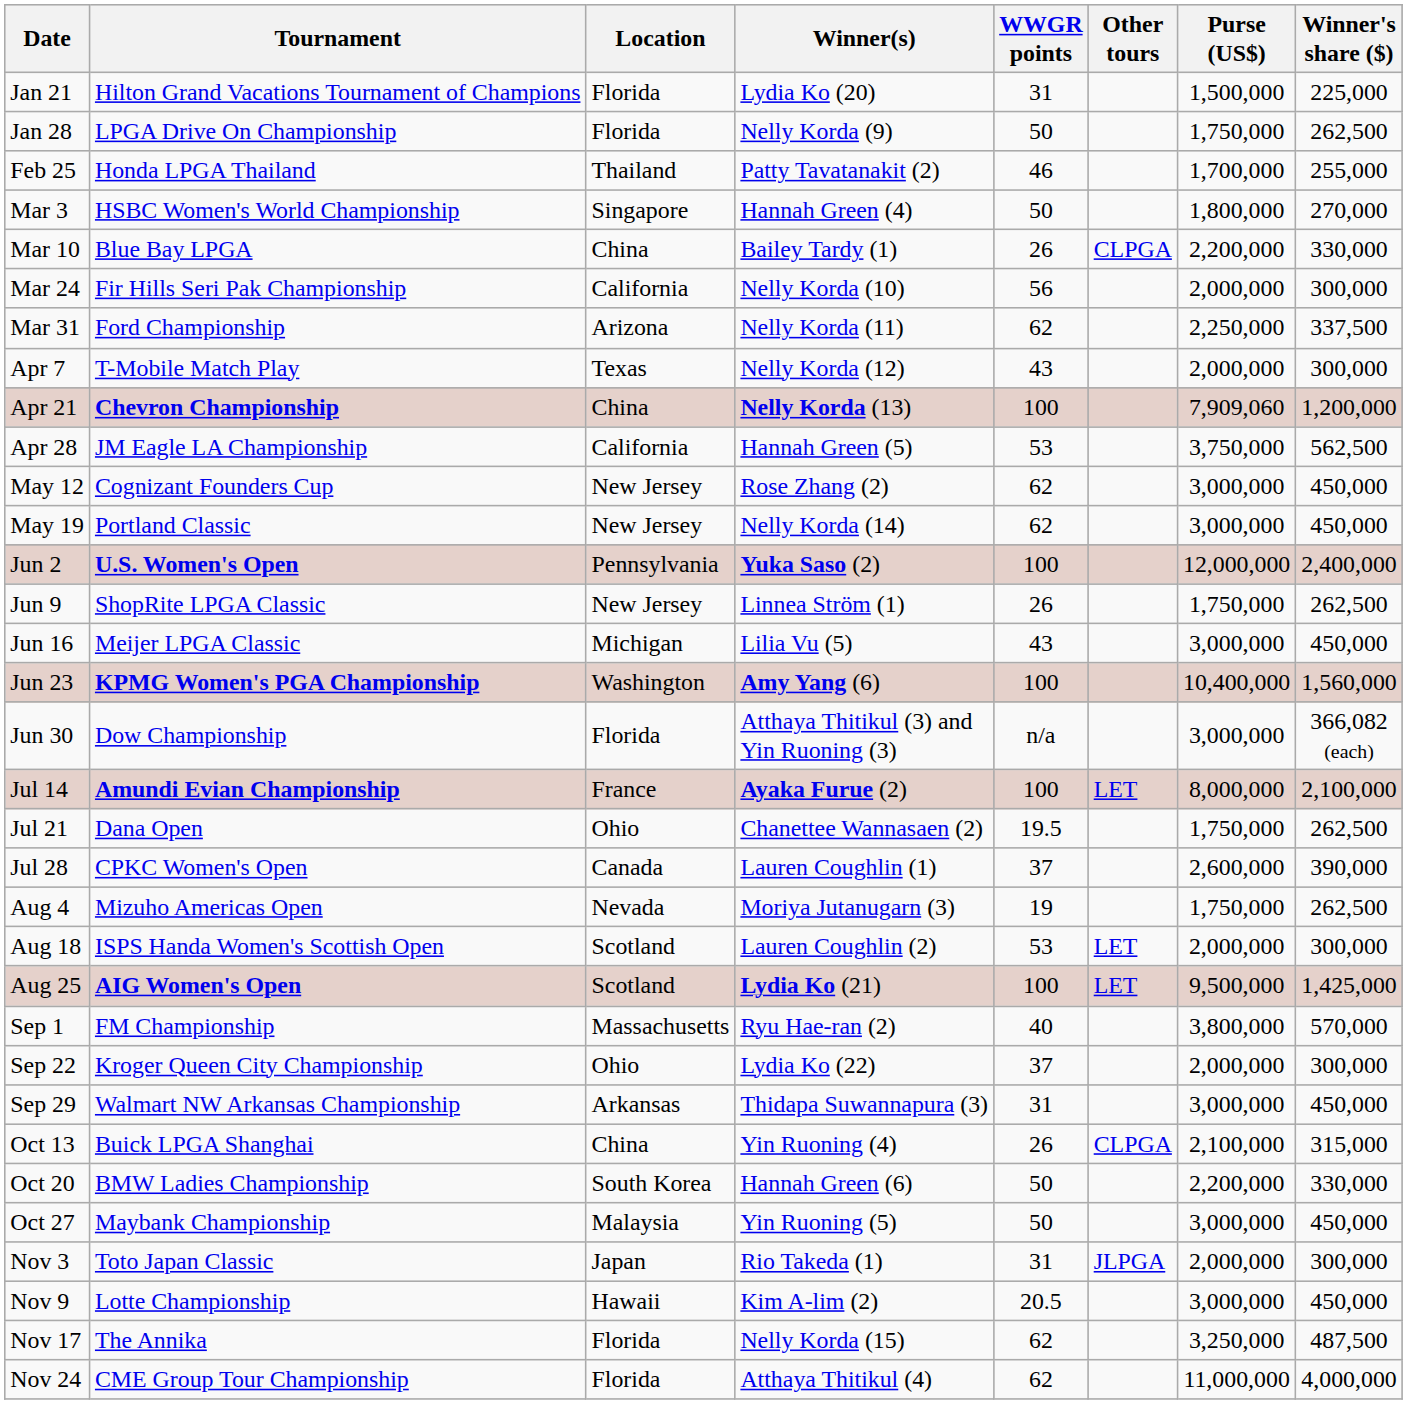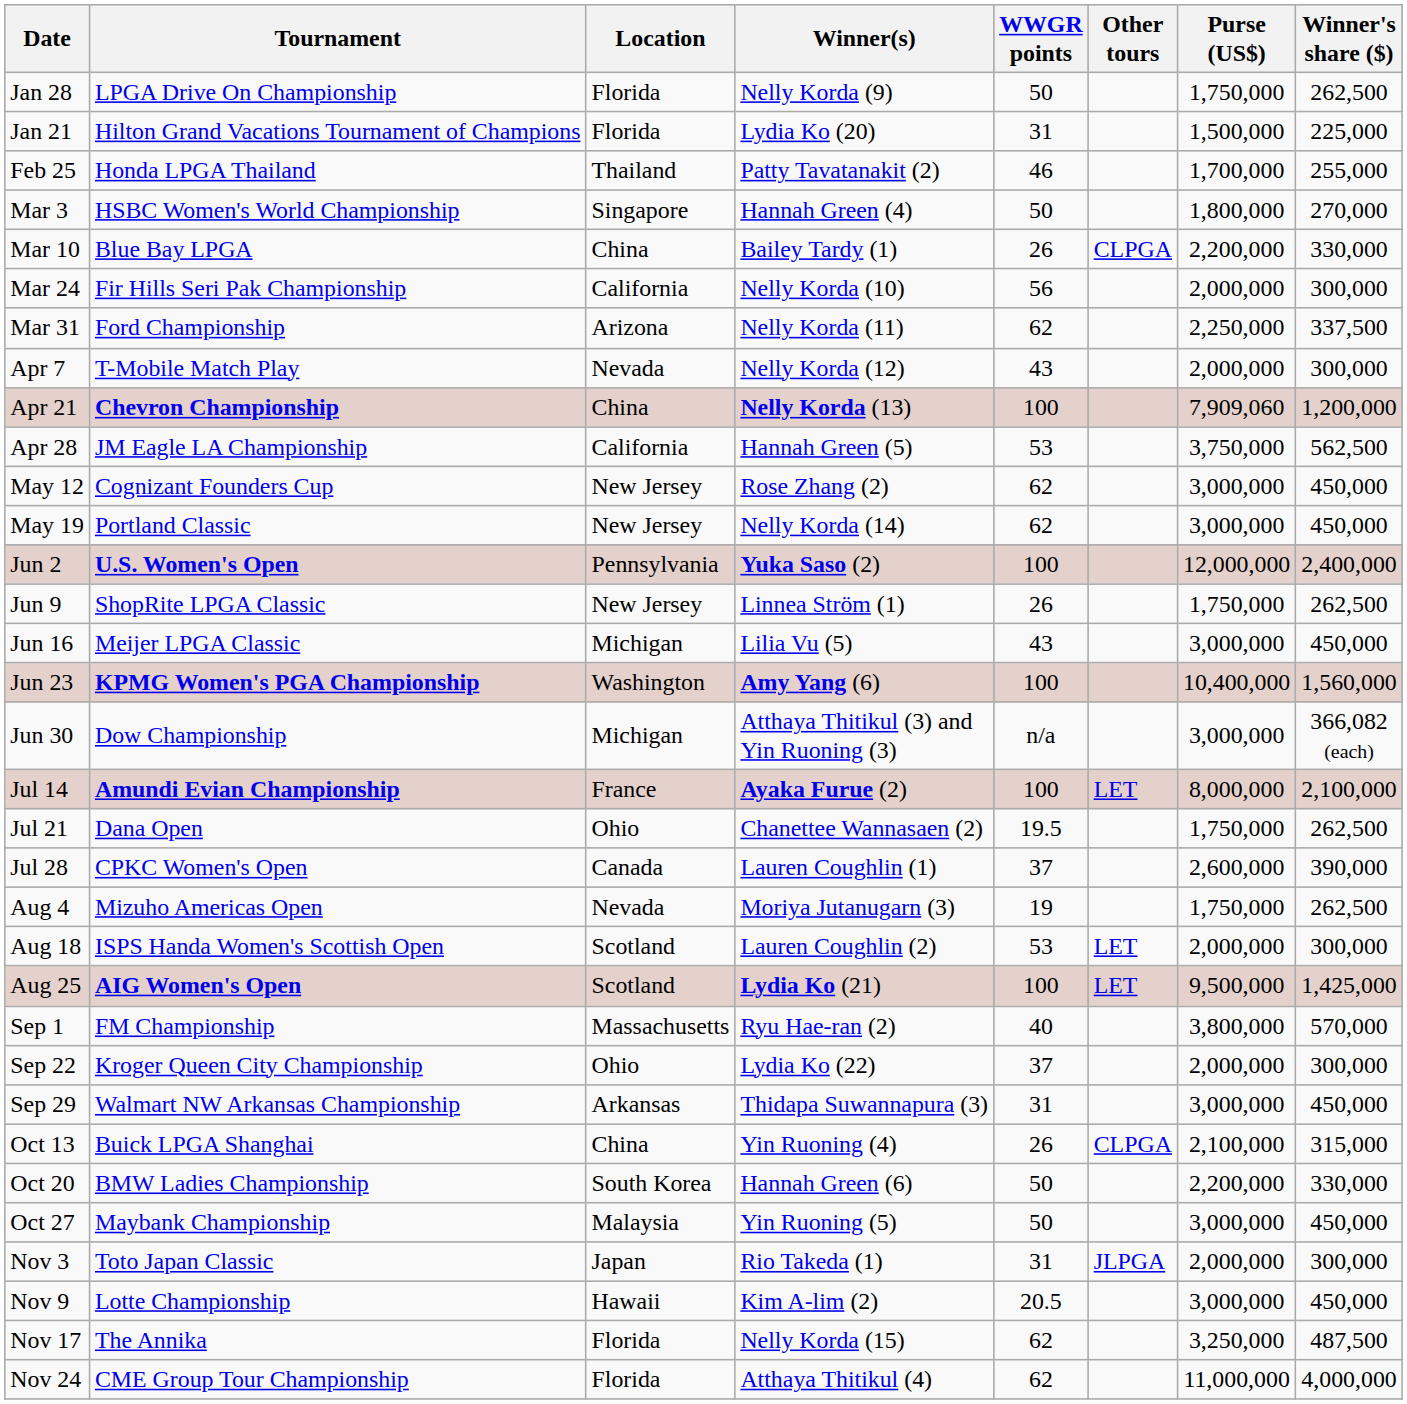rows swapped: (41, 91) <-> (41, 131)
(619, 367) Texas -> (628, 367) Nevada
(626, 735) Florida -> (637, 735) Michigan
